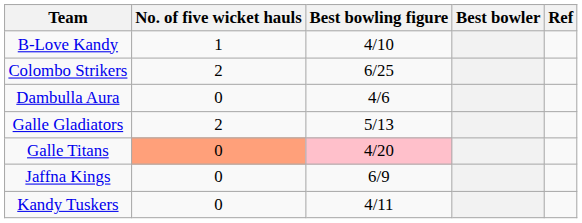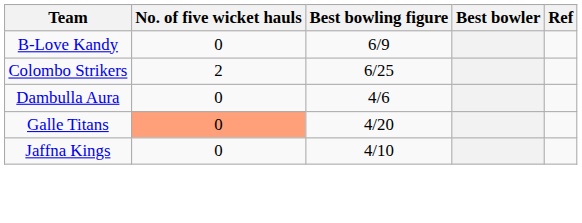(218, 44) 1 -> (218, 44) 0
(379, 44) 4/10 -> (379, 44) 6/9
- row: (68, 124)
(379, 151) pink background -> (379, 124) no background
(379, 177) 6/9 -> (379, 151) 4/10
- row: (68, 204)
